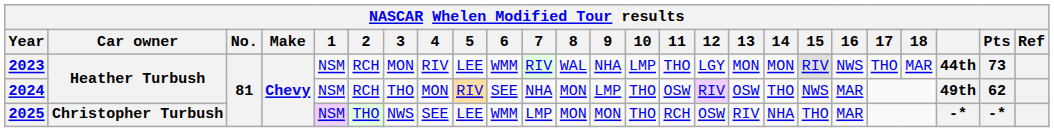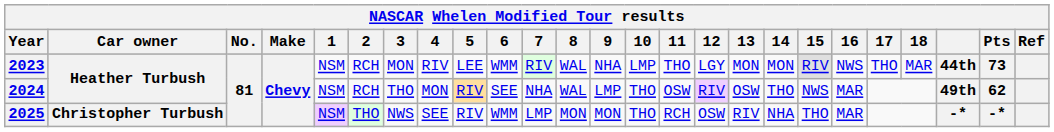(573, 90) MON -> (573, 90) WAL
(470, 115) LEE -> (470, 115) RIV
